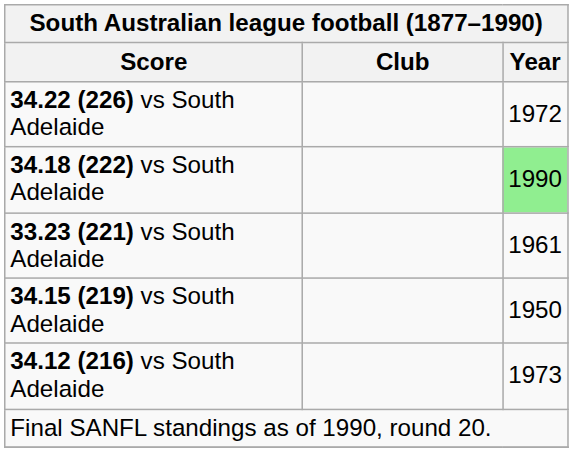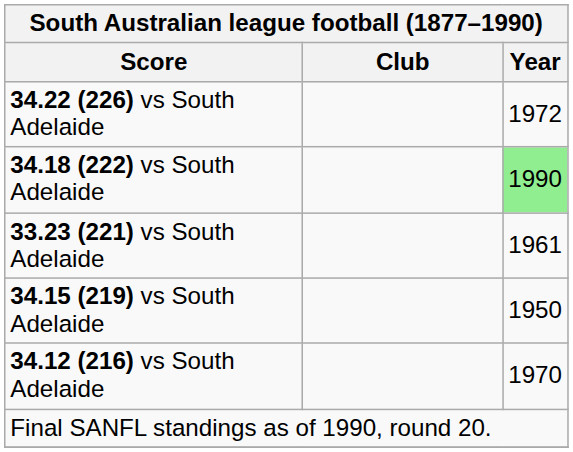(535, 375) 1973 -> (535, 375) 1970
